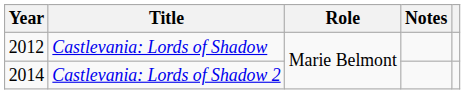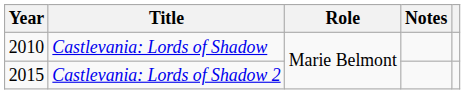(26, 46) 2012 -> (26, 46) 2010
(26, 74) 2014 -> (26, 74) 2015
